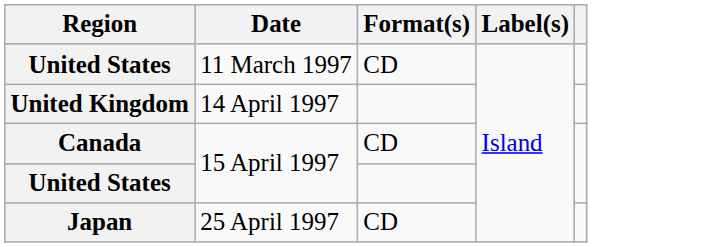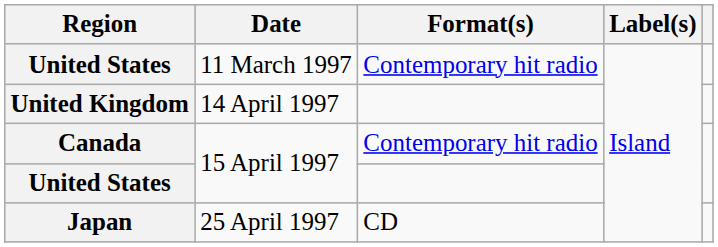(381, 63) CD -> (481, 63) Contemporary hit radio
(381, 143) CD -> (481, 143) Contemporary hit radio
